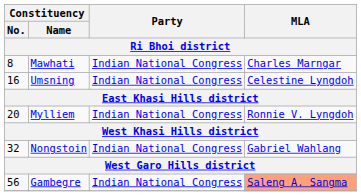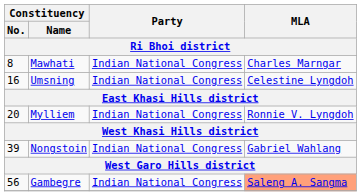(13, 148) 32 -> (13, 148) 39
